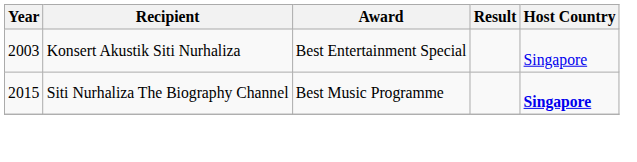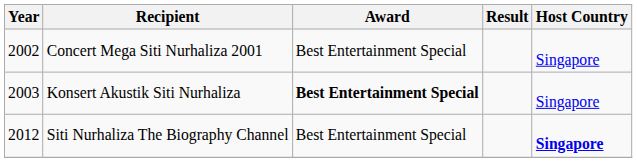+ row: (155, 50)
(381, 50) normal -> (387, 93) bold
(24, 93) 2015 -> (24, 135) 2012
(370, 93) Best Music Programme -> (381, 135) Best Entertainment Special
